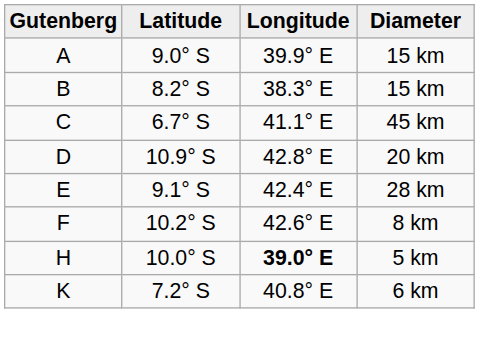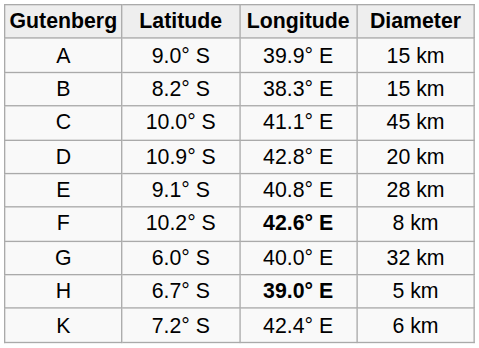(181, 122) 6.7° S -> (181, 122) 10.0° S
(298, 190) 42.4° E -> (298, 190) 40.8° E
(298, 223) normal -> (298, 223) bold
+ row: (63, 257)
(181, 257) 10.0° S -> (181, 291) 6.7° S
(298, 291) 40.8° E -> (298, 325) 42.4° E
